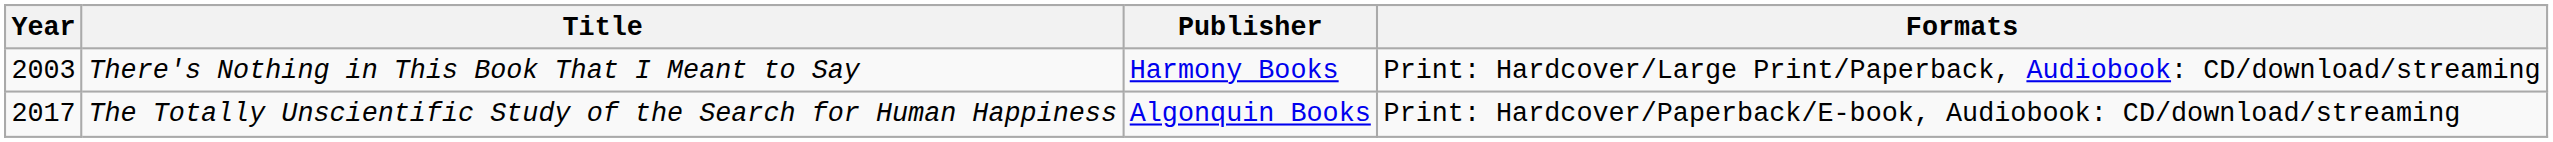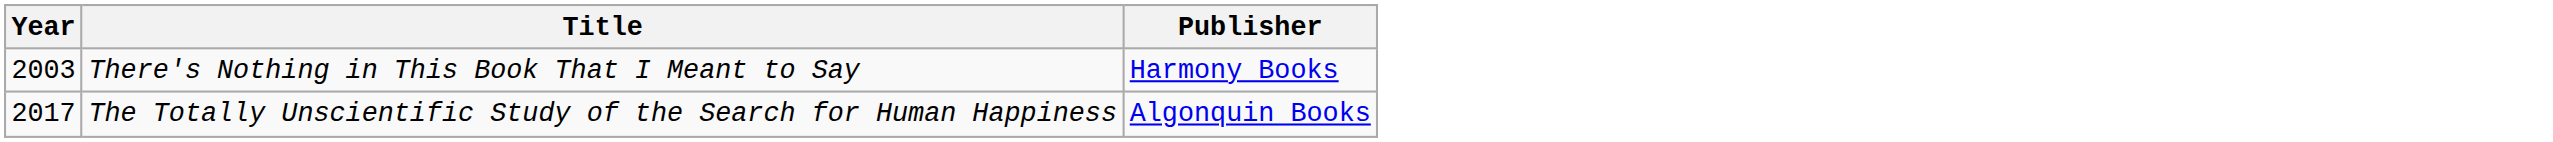- column: (1962, 27)
